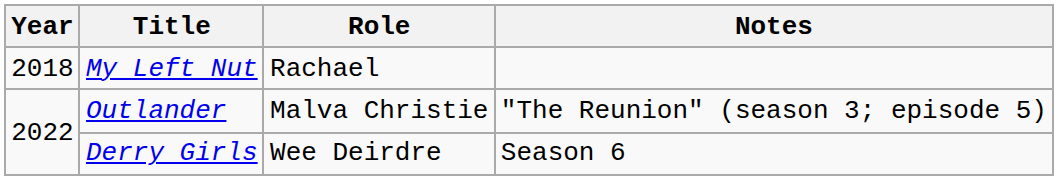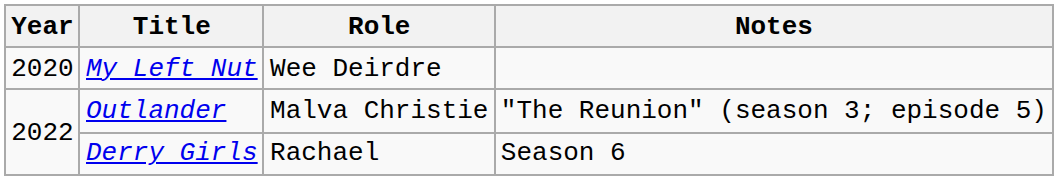(42, 69) 2018 -> (42, 69) 2020
(325, 69) Rachael -> (356, 69) Wee Deirdre
(356, 153) Wee Deirdre -> (325, 153) Rachael
